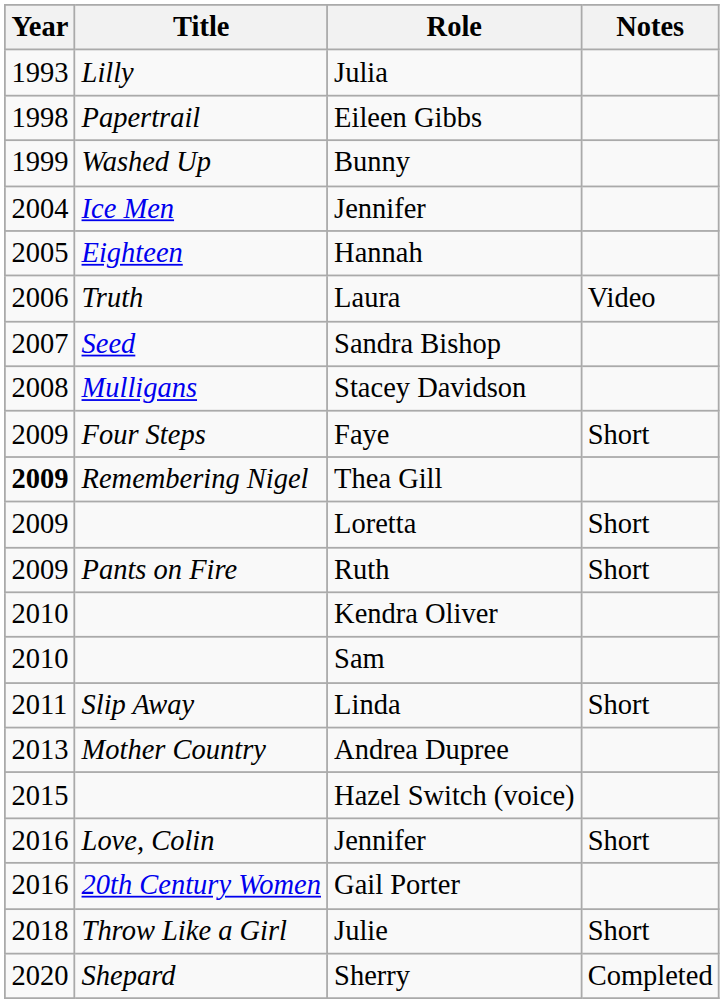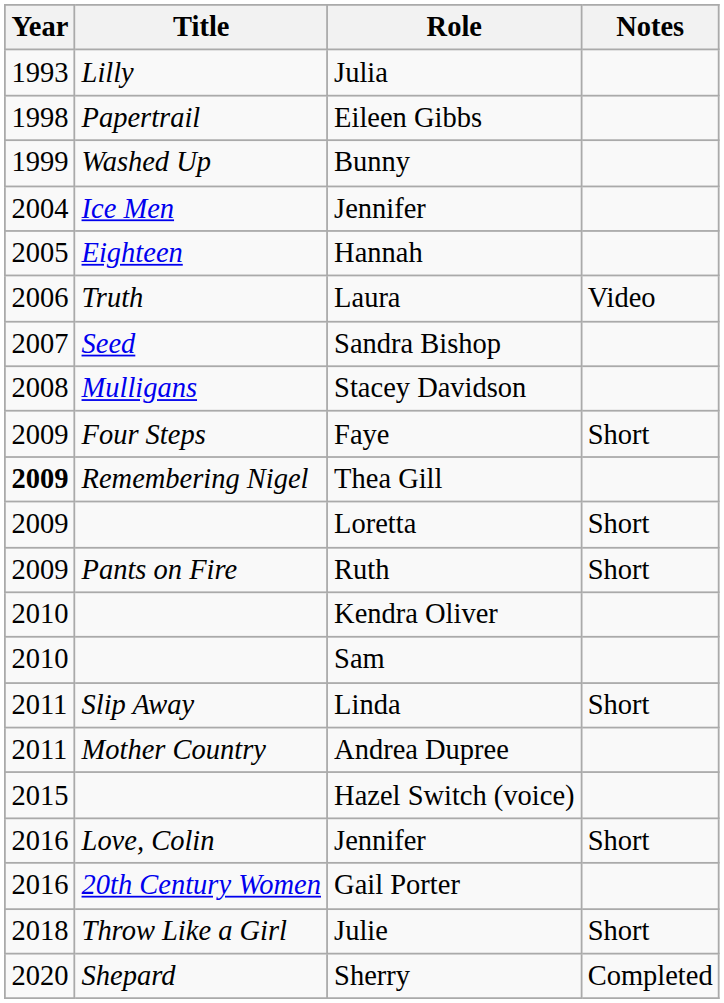(40, 749) 2013 -> (39, 749) 2011
